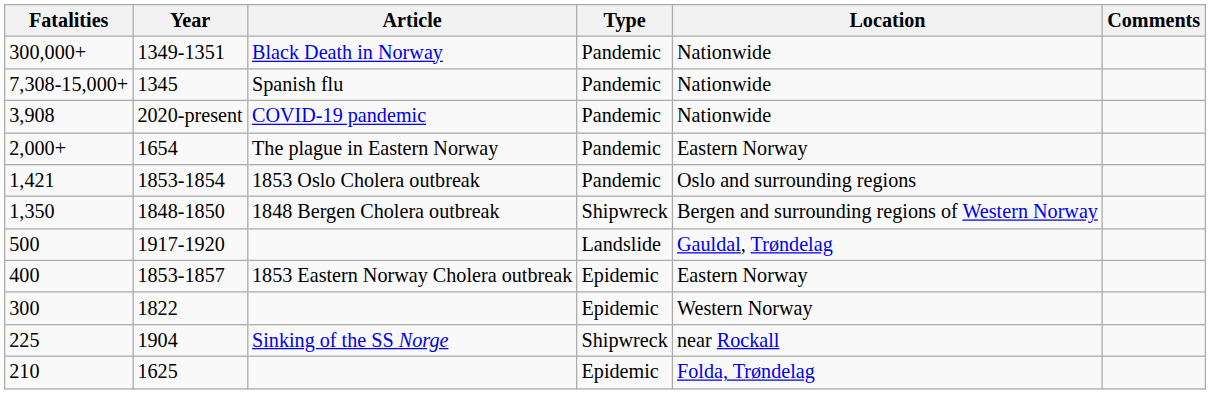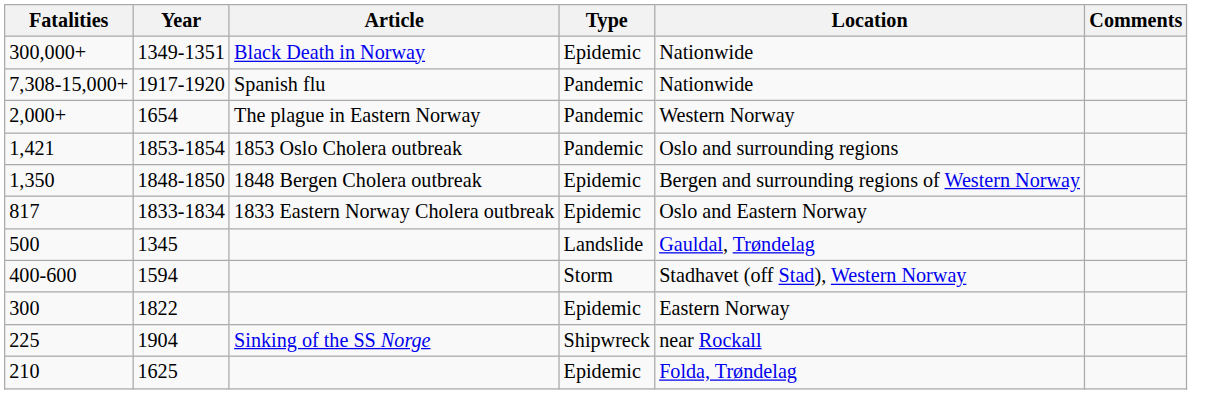(621, 52) Pandemic -> (602, 52) Epidemic
(158, 84) 1345 -> (181, 84) 1917-1920
- row: (32, 116)
(742, 148) Eastern Norway -> (727, 116) Western Norway
(625, 212) Shipwreck -> (602, 180) Epidemic
+ row: (24, 212)
(181, 244) 1917-1920 -> (158, 244) 1345
- row: (24, 276)
+ row: (43, 276)
(745, 308) Western Norway -> (724, 308) Eastern Norway
